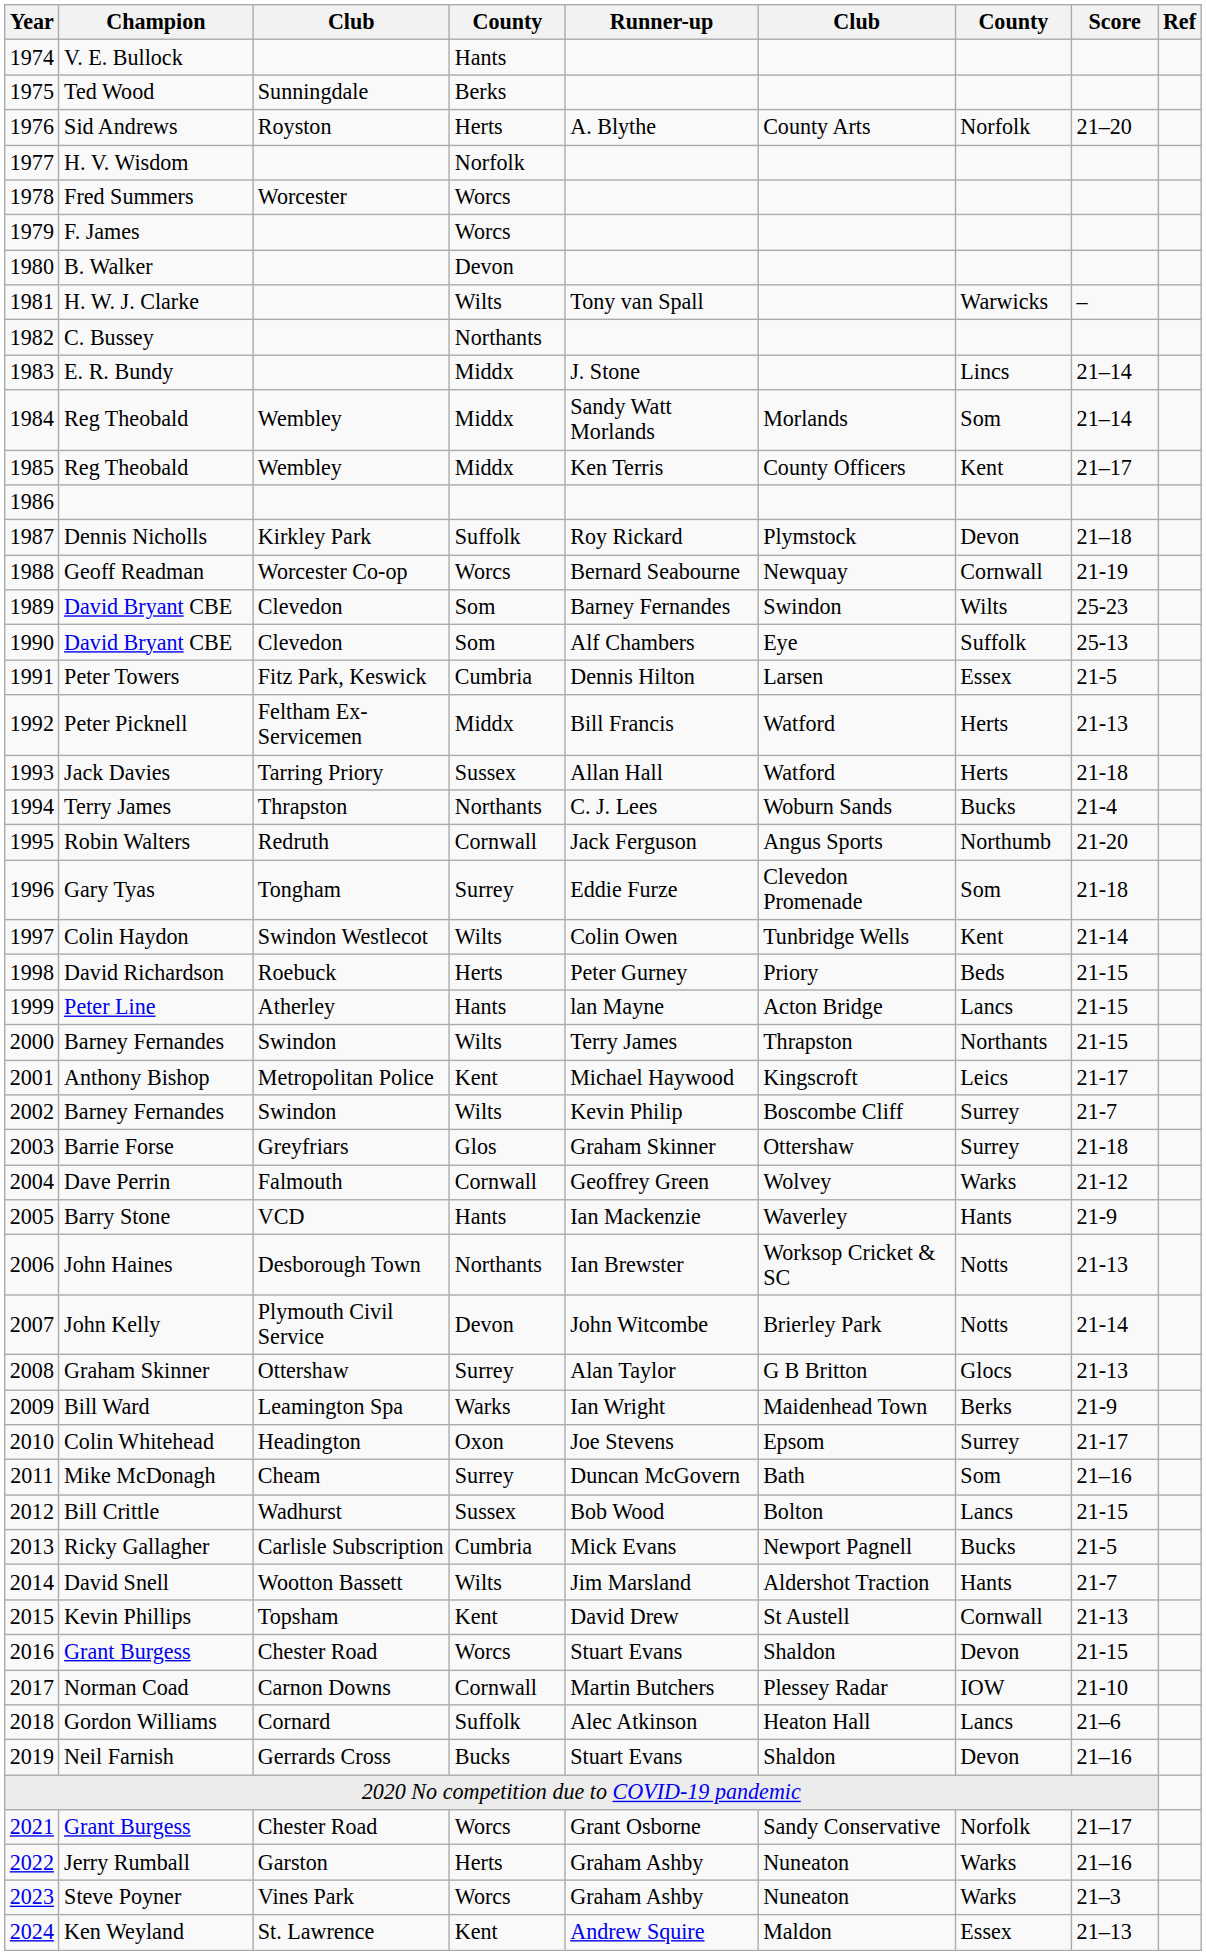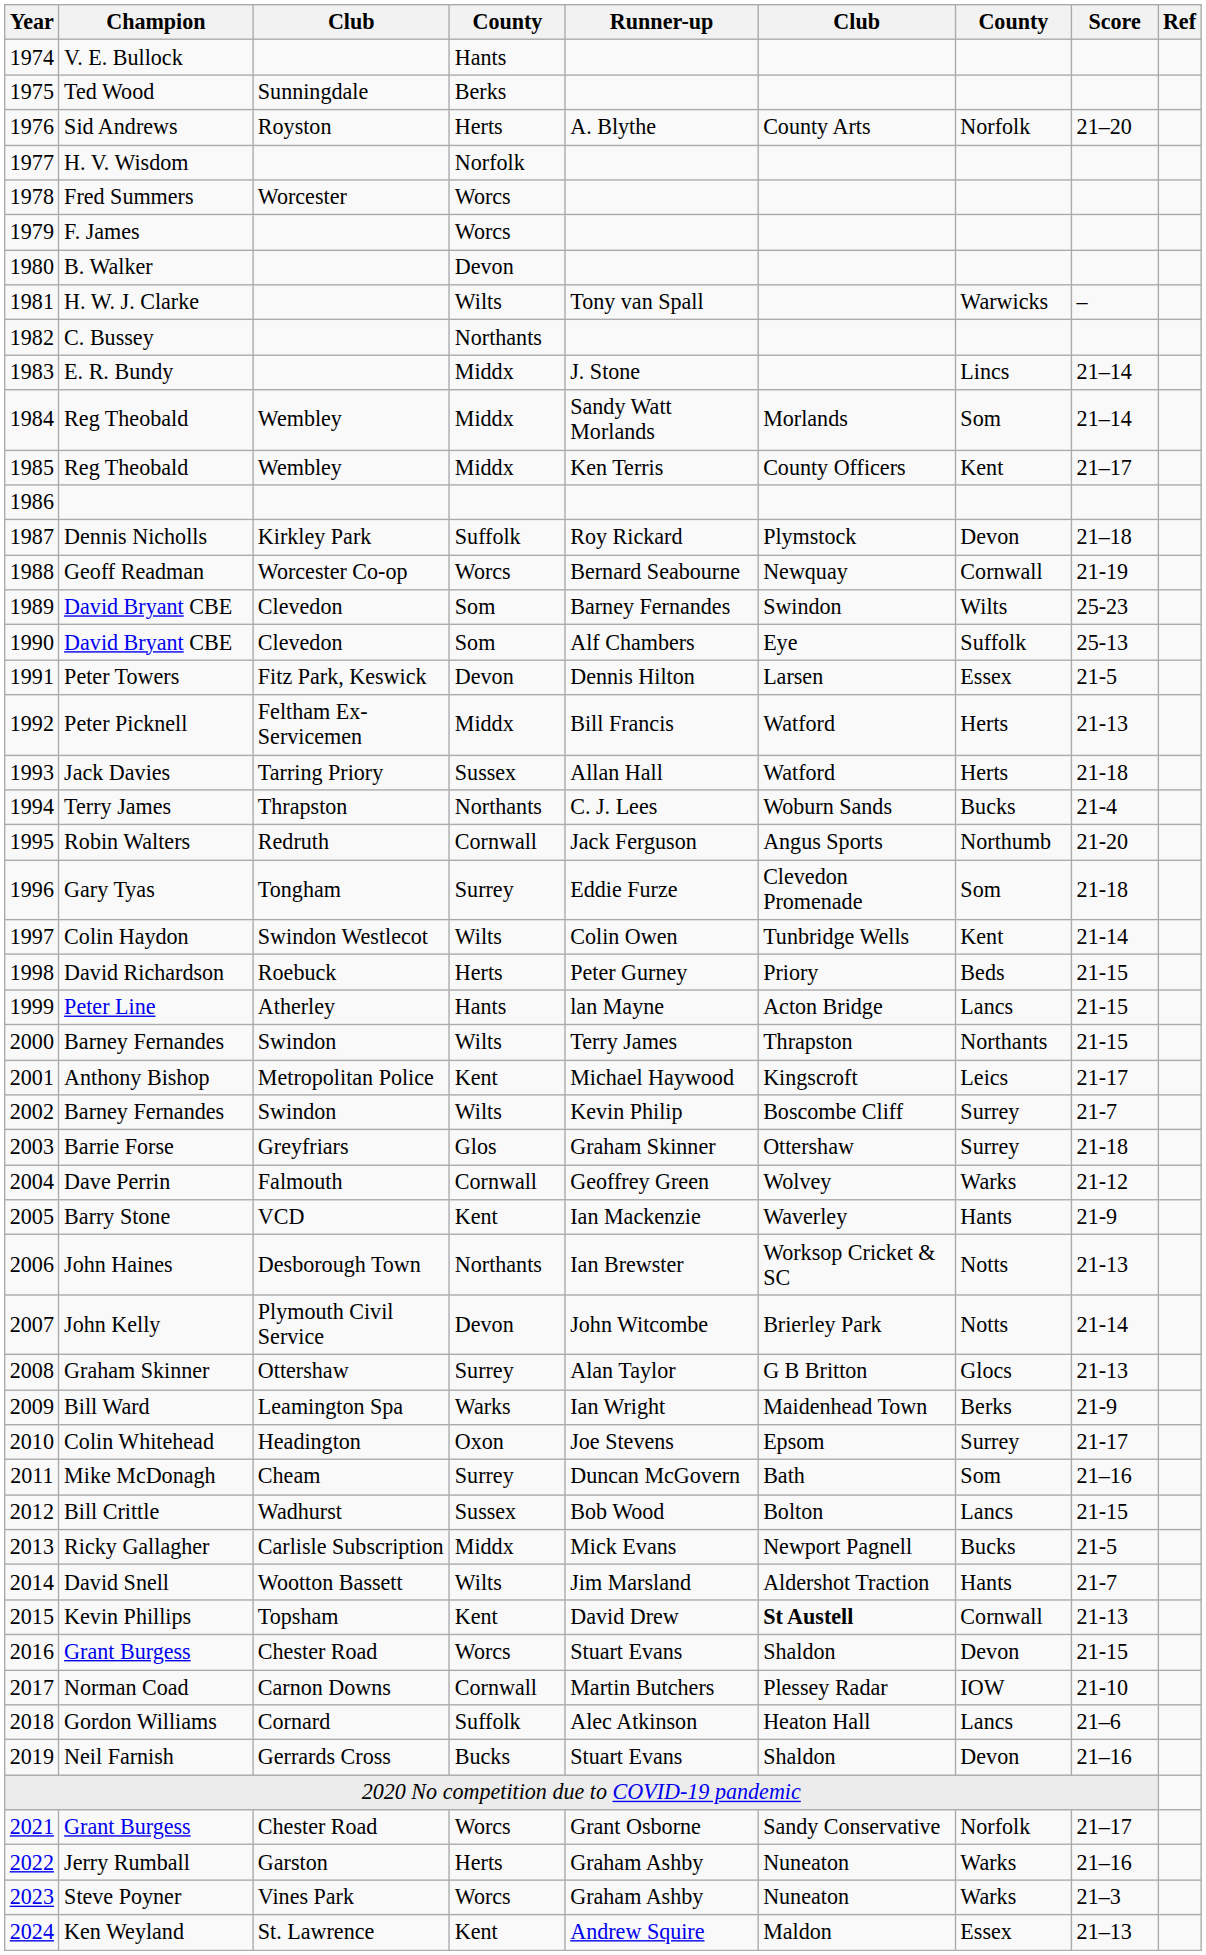(493, 677) Cumbria -> (484, 677) Devon
(481, 1217) Hants -> (476, 1217) Kent
(493, 1546) Cumbria -> (484, 1546) Middx
(806, 1616) normal -> (808, 1616) bold
